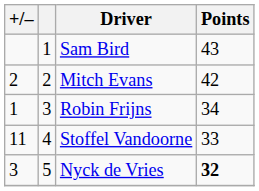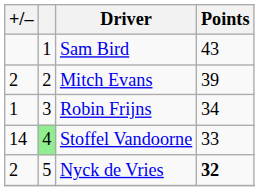(210, 79) 42 -> (210, 79) 39
(18, 139) 11 -> (18, 139) 14
(47, 139) no background -> (47, 139) lightgreen background
(14, 169) 3 -> (14, 169) 2
